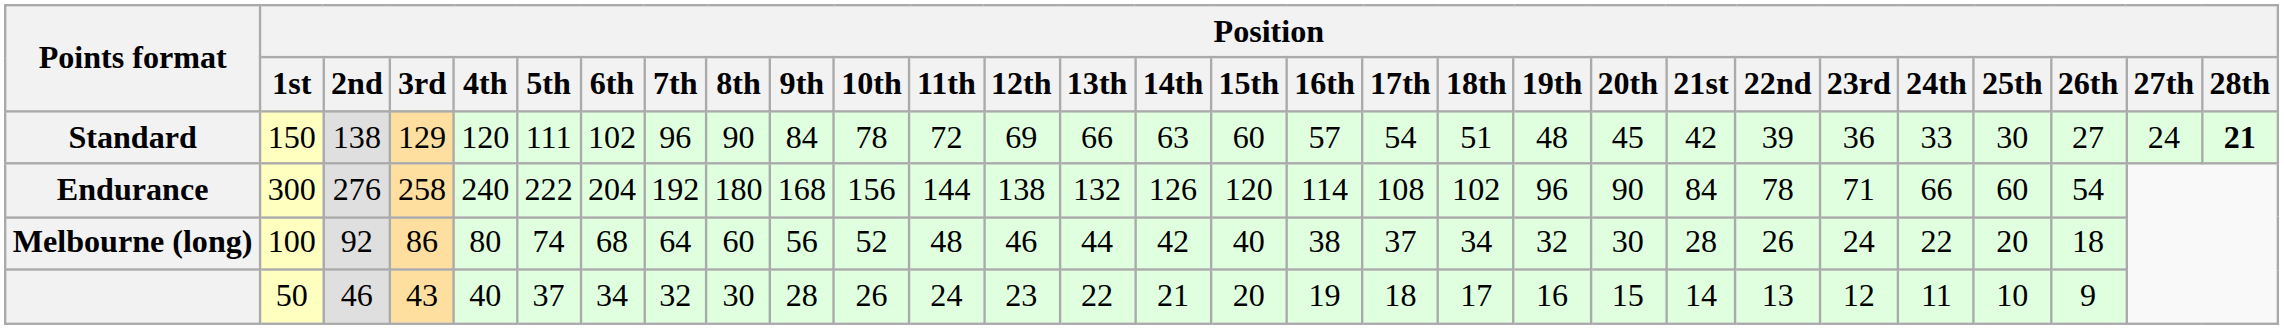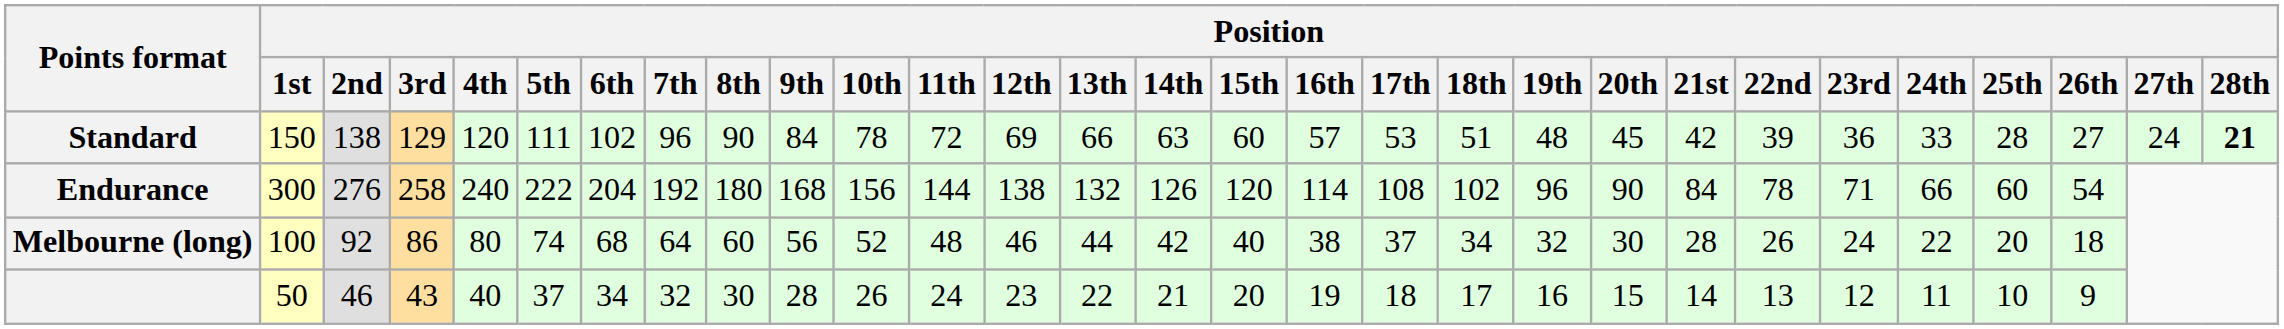(1400, 136) 54 -> (1400, 136) 53
(2012, 136) 30 -> (2012, 136) 28
